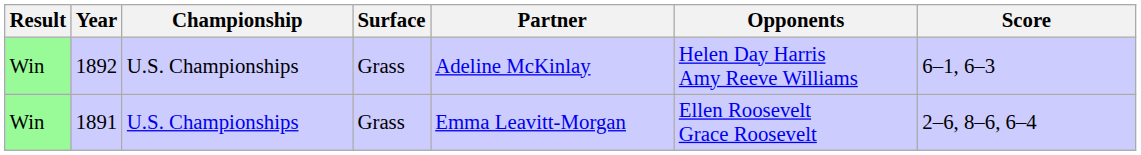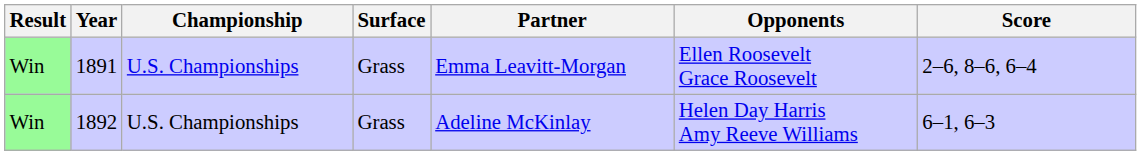rows swapped: (96, 122) <-> (96, 65)
